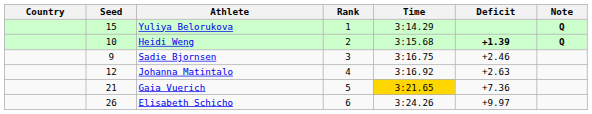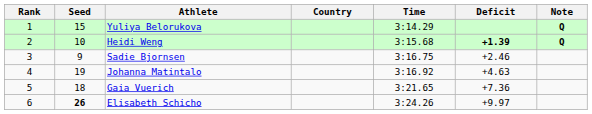columns swapped: (348, 12) <-> (45, 12)
(111, 72) 12 -> (80, 72) 19
(496, 72) +2.63 -> (496, 72) +4.63
(111, 87) 21 -> (80, 87) 18
(414, 87) gold background -> (414, 87) no background
(111, 102) normal -> (80, 102) bold
